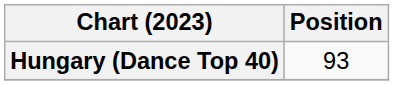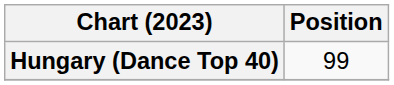(336, 60) 93 -> (336, 60) 99
